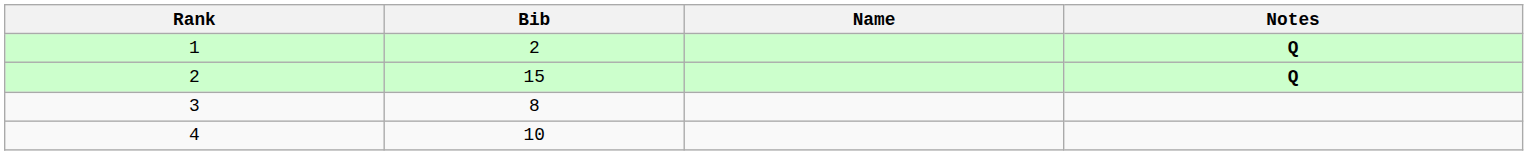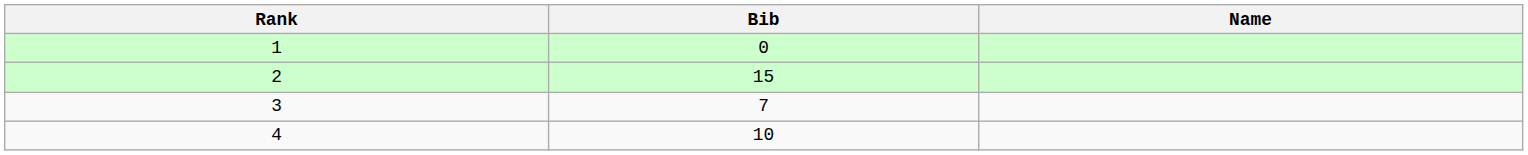- column: (1293, 19)
(534, 48) 2 -> (764, 48) 0
(534, 106) 8 -> (764, 106) 7
